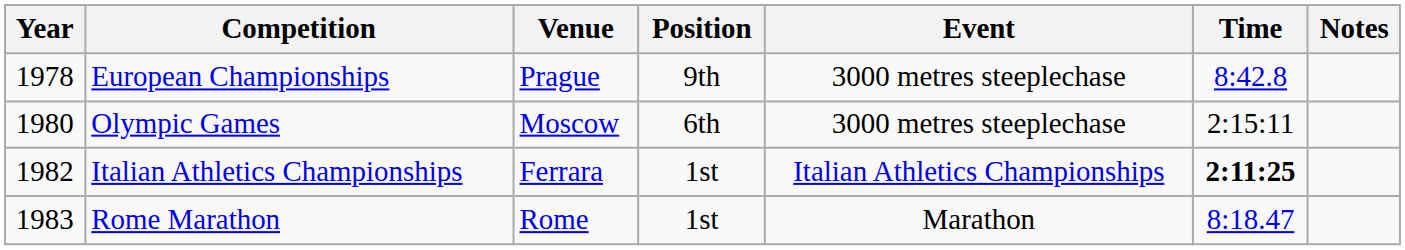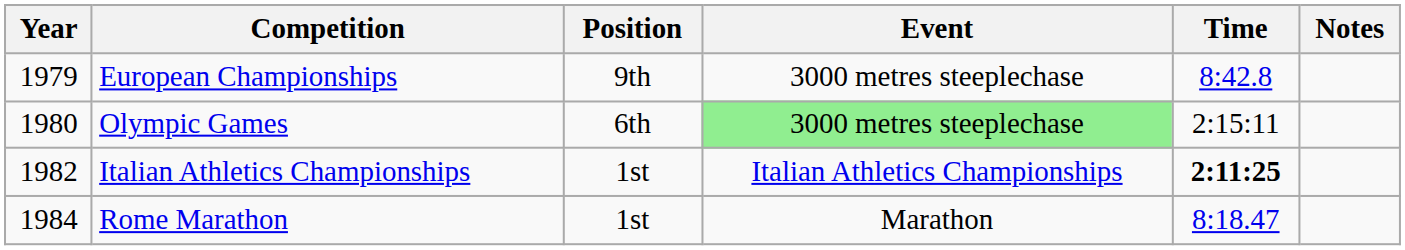- column: (576, 28)
(45, 76) 1978 -> (49, 76) 1979
(979, 124) no background -> (937, 124) lightgreen background
(45, 219) 1983 -> (49, 219) 1984
